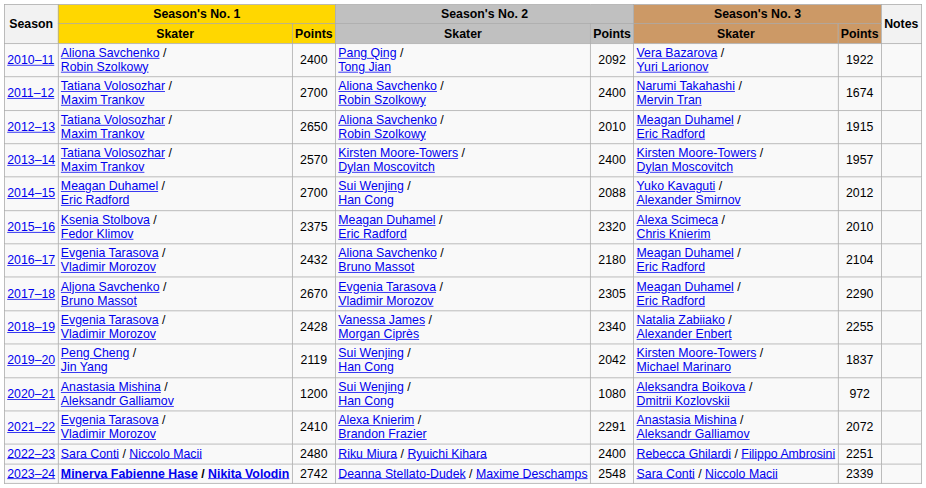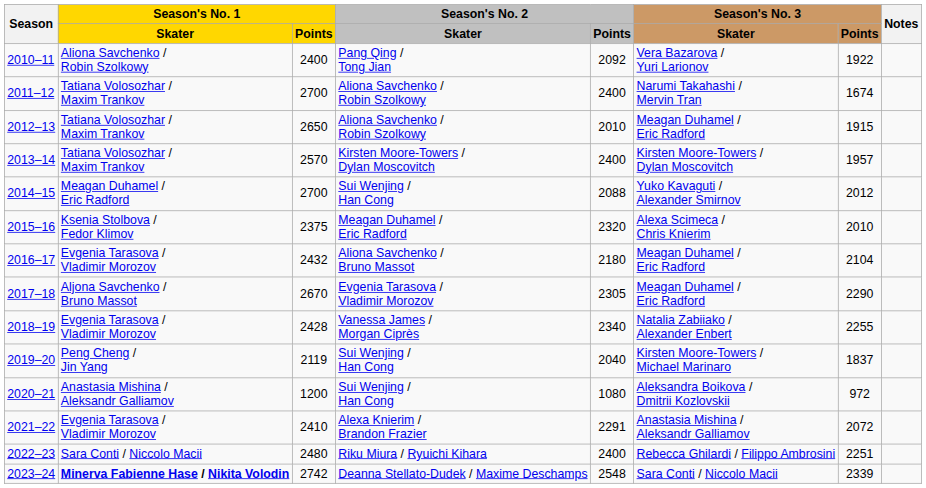(612, 360) 2042 -> (612, 360) 2040
